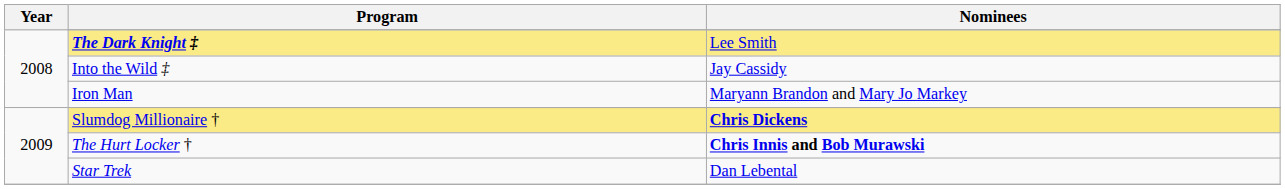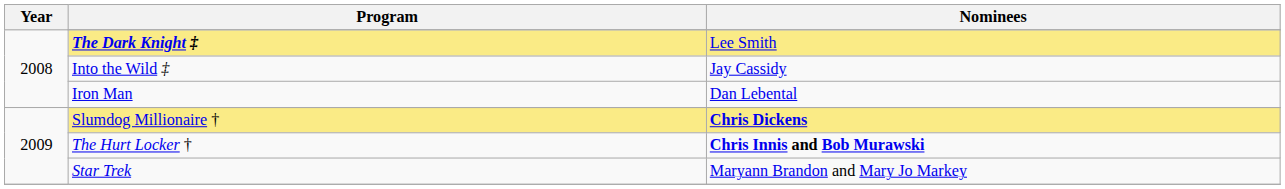(838, 94) Maryann Brandon and Mary Jo Markey -> (754, 94) Dan Lebental
(754, 171) Dan Lebental -> (838, 171) Maryann Brandon and Mary Jo Markey
